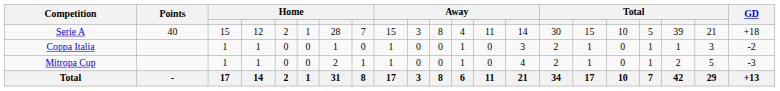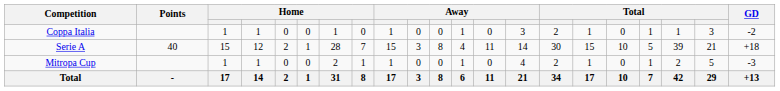rows swapped: (71, 32) <-> (71, 47)
